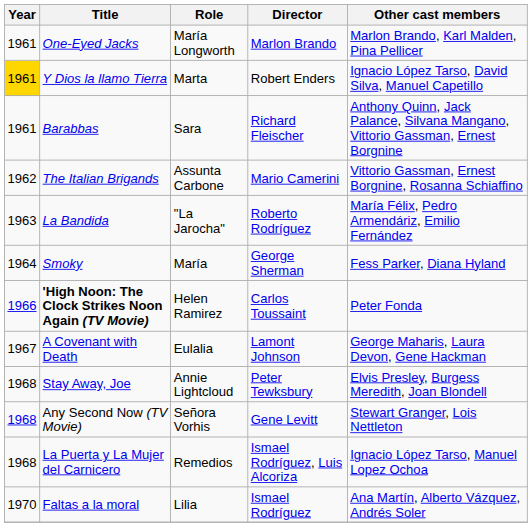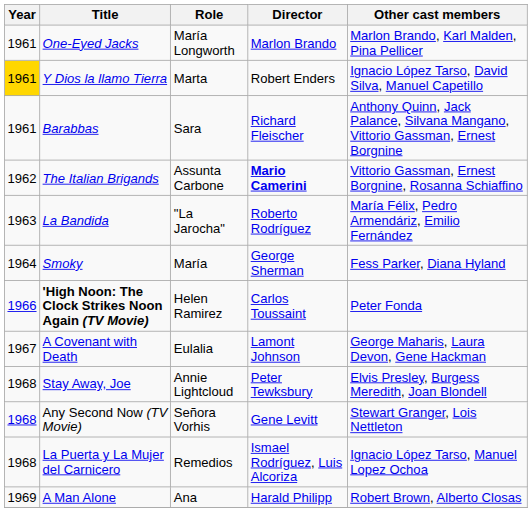(295, 178) normal -> (279, 178) bold
+ row: (79, 497)
- row: (91, 505)
